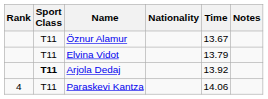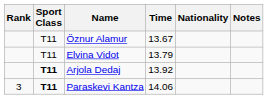columns swapped: (174, 17) <-> (216, 17)
(19, 86) 4 -> (19, 86) 3
(49, 86) normal -> (49, 86) bold
